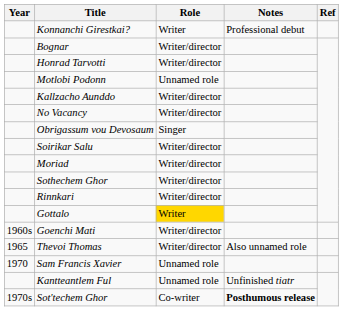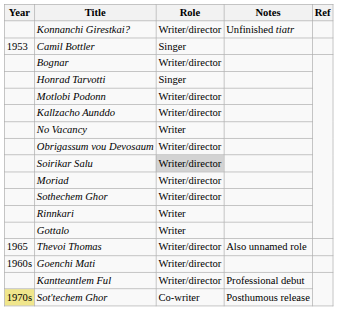(172, 29) Writer -> (190, 29) Writer/director
(265, 29) Professional debut -> (260, 29) Unfinished tiatr
+ row: (66, 46)
(190, 63) Writer/director -> (172, 79) Singer
(189, 79) Unnamed role -> (190, 96) Writer/director
(190, 113) Writer/director -> (172, 130) Writer
(172, 130) Singer -> (190, 146) Writer/director
(190, 146) no background -> (190, 163) lightgrey background
(190, 197) Writer/director -> (172, 213) Writer
(172, 213) gold background -> (172, 230) no background
rows swapped: (69, 247) <-> (66, 230)
- row: (79, 264)
(189, 280) Unnamed role -> (190, 280) Writer/director
(260, 280) Unfinished tiatr -> (265, 280) Professional debut
(19, 297) no background -> (19, 297) khaki background
(271, 297) bold -> (268, 297) normal
